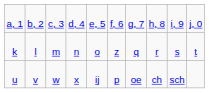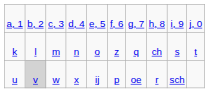(157, 52) r -> (157, 52) ch
(35, 80) no background -> (35, 80) lightgrey background
(157, 80) ch -> (157, 80) r
